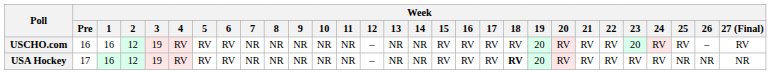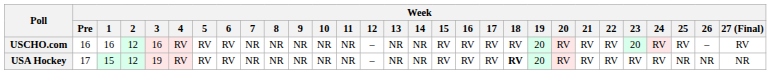(157, 45) 19 -> (157, 45) 16
(109, 61) 16 -> (109, 61) 15
